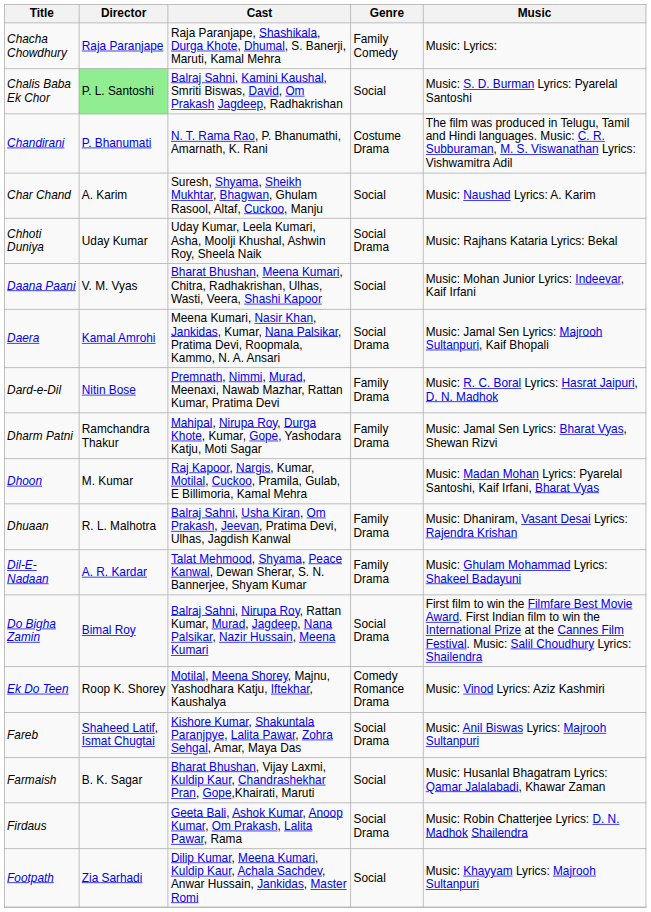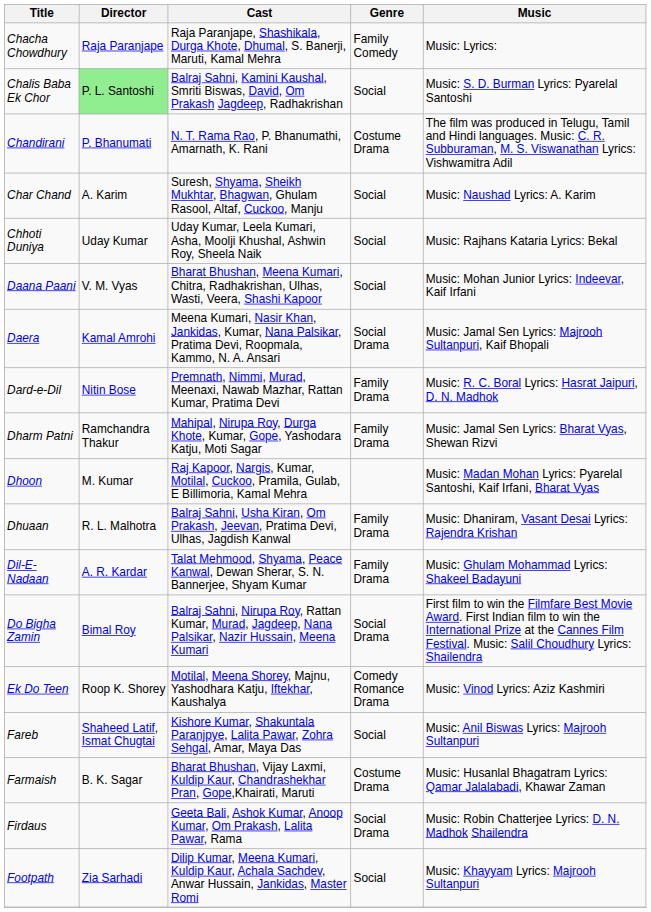(371, 240) Social Drama -> (370, 240) Social
(371, 735) Social Drama -> (370, 735) Social
(370, 780) Social -> (377, 780) Costume Drama
